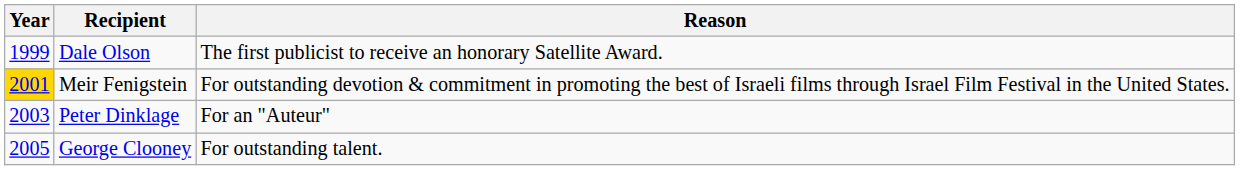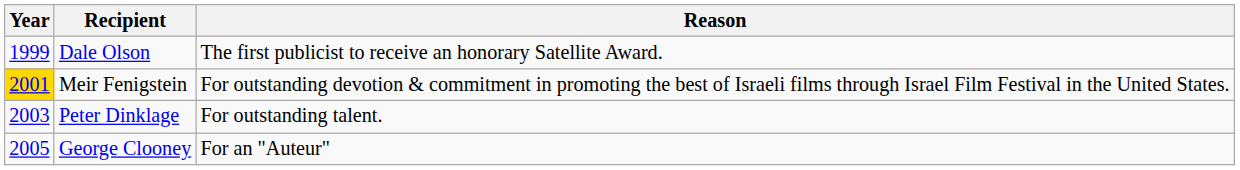(265, 116) For an "Auteur" -> (291, 116) For outstanding talent.
(291, 148) For outstanding talent. -> (265, 148) For an "Auteur"
